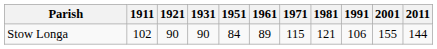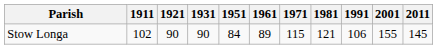(418, 34) 144 -> (418, 34) 145
